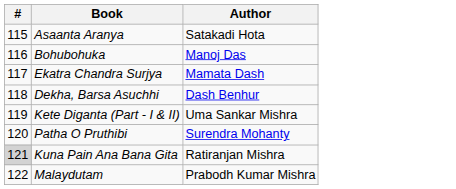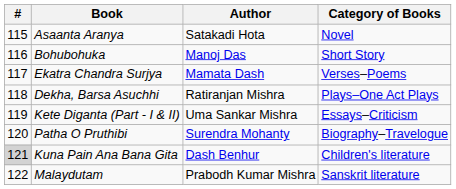+ column: (385, 14)
(222, 94) Dash Benhur -> (235, 94) Ratiranjan Mishra
(235, 154) Ratiranjan Mishra -> (222, 154) Dash Benhur
